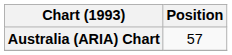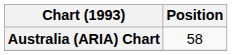(195, 38) 57 -> (195, 38) 58
